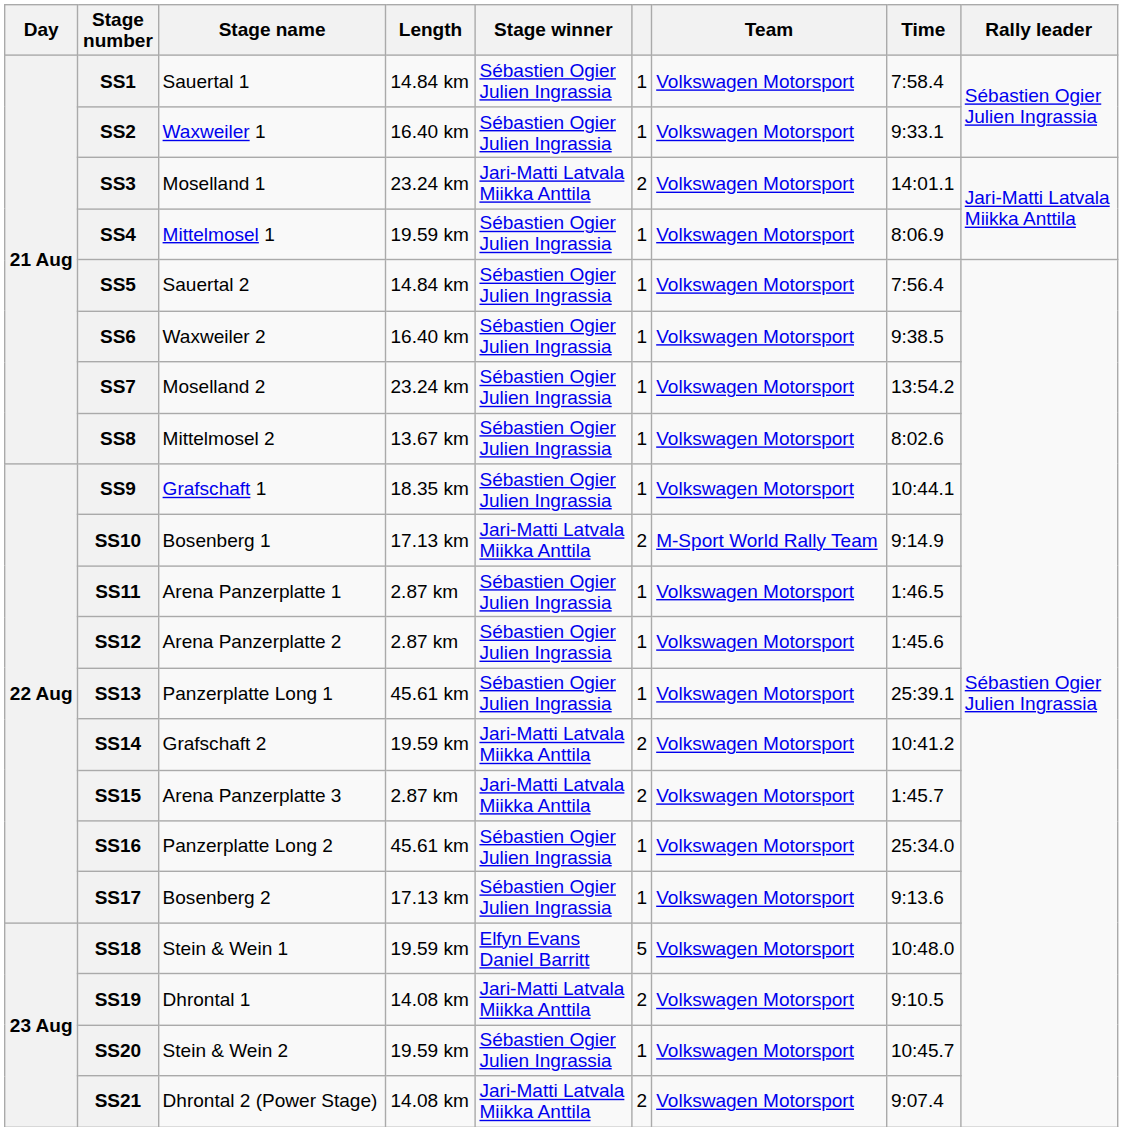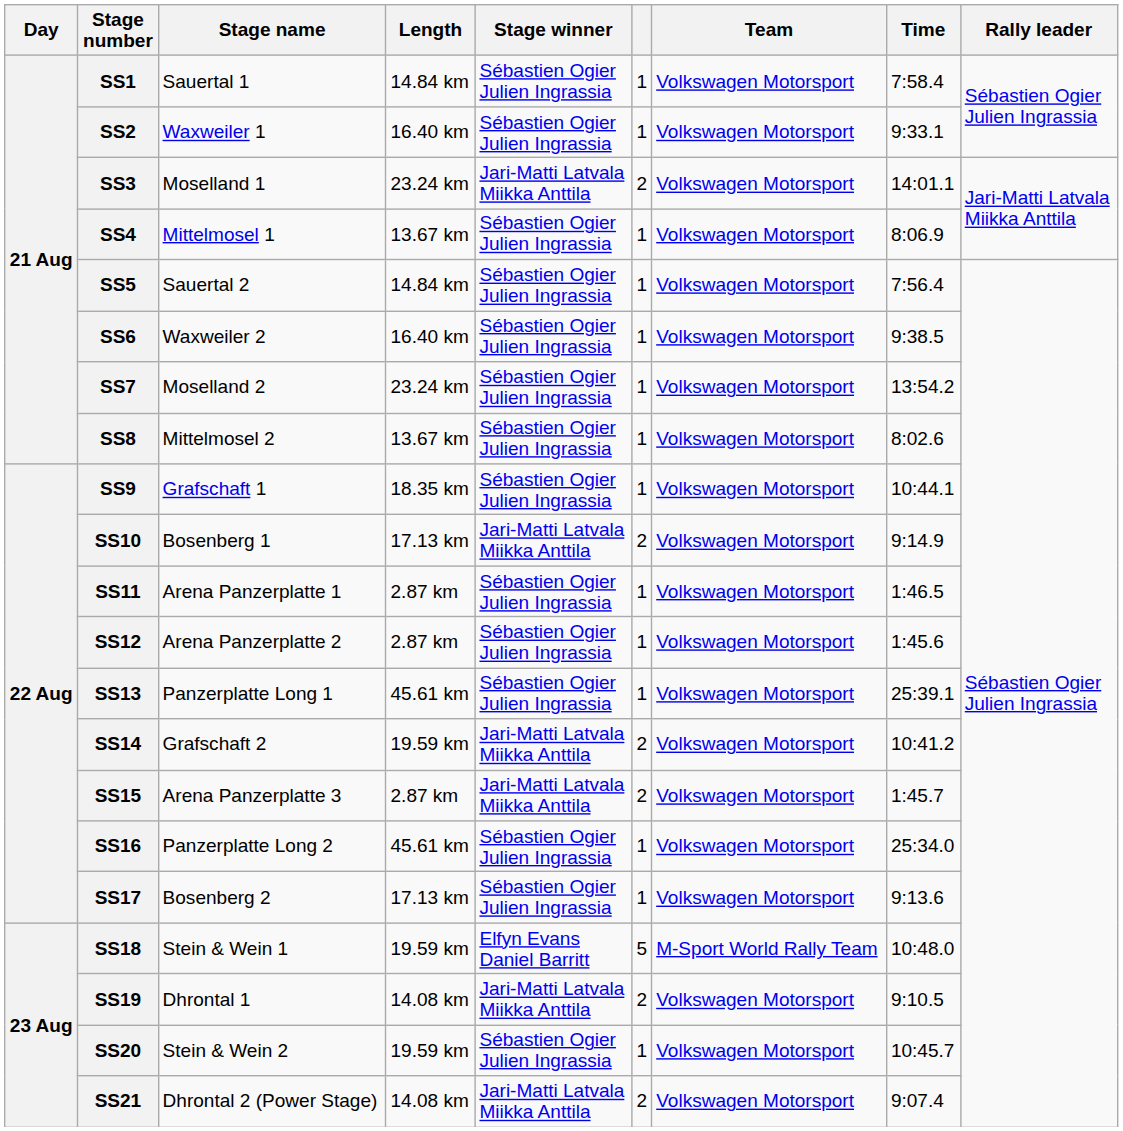(430, 234) 19.59 km -> (430, 234) 13.67 km
(767, 540) M-Sport World Rally Team -> (755, 540) Volkswagen Motorsport
(755, 948) Volkswagen Motorsport -> (767, 948) M-Sport World Rally Team
